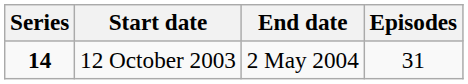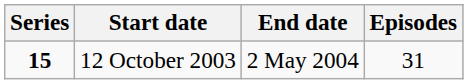(40, 59) 14 -> (40, 59) 15
